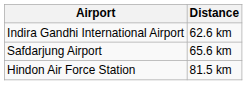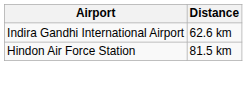- row: (54, 51)
